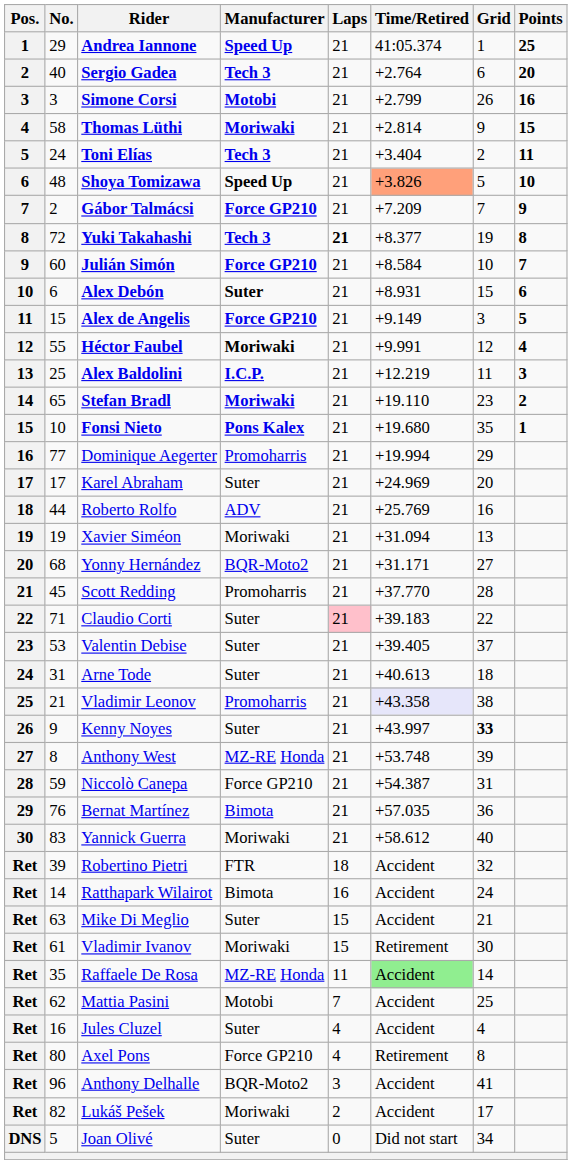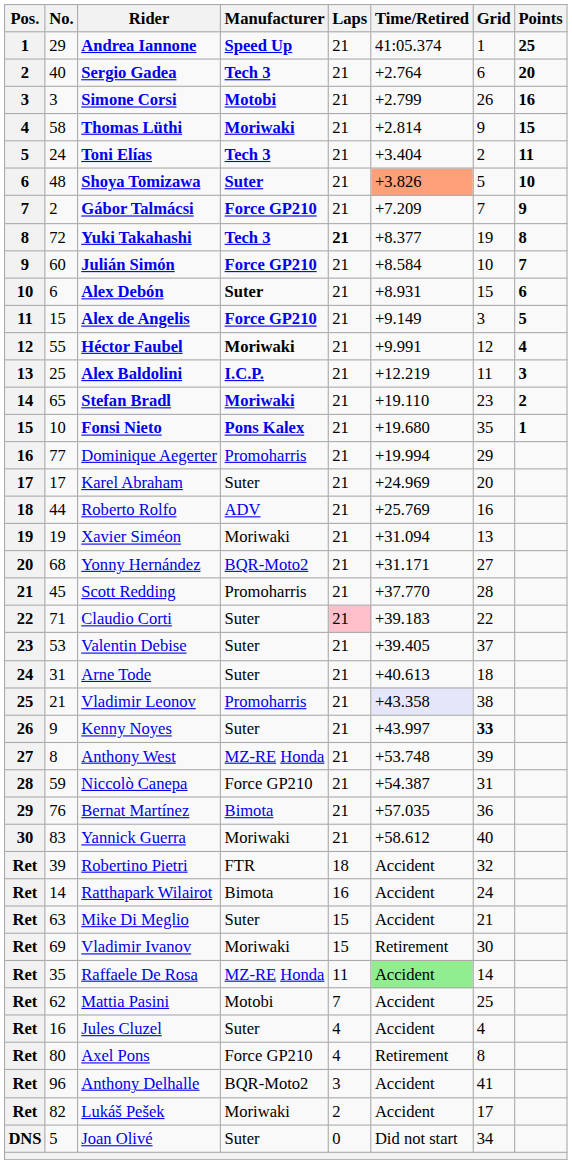(258, 182) Speed Up -> (244, 182) Suter
(57, 947) 61 -> (57, 947) 69
